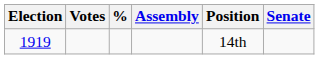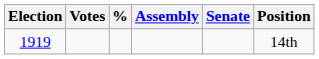columns swapped: (289, 16) <-> (233, 16)
